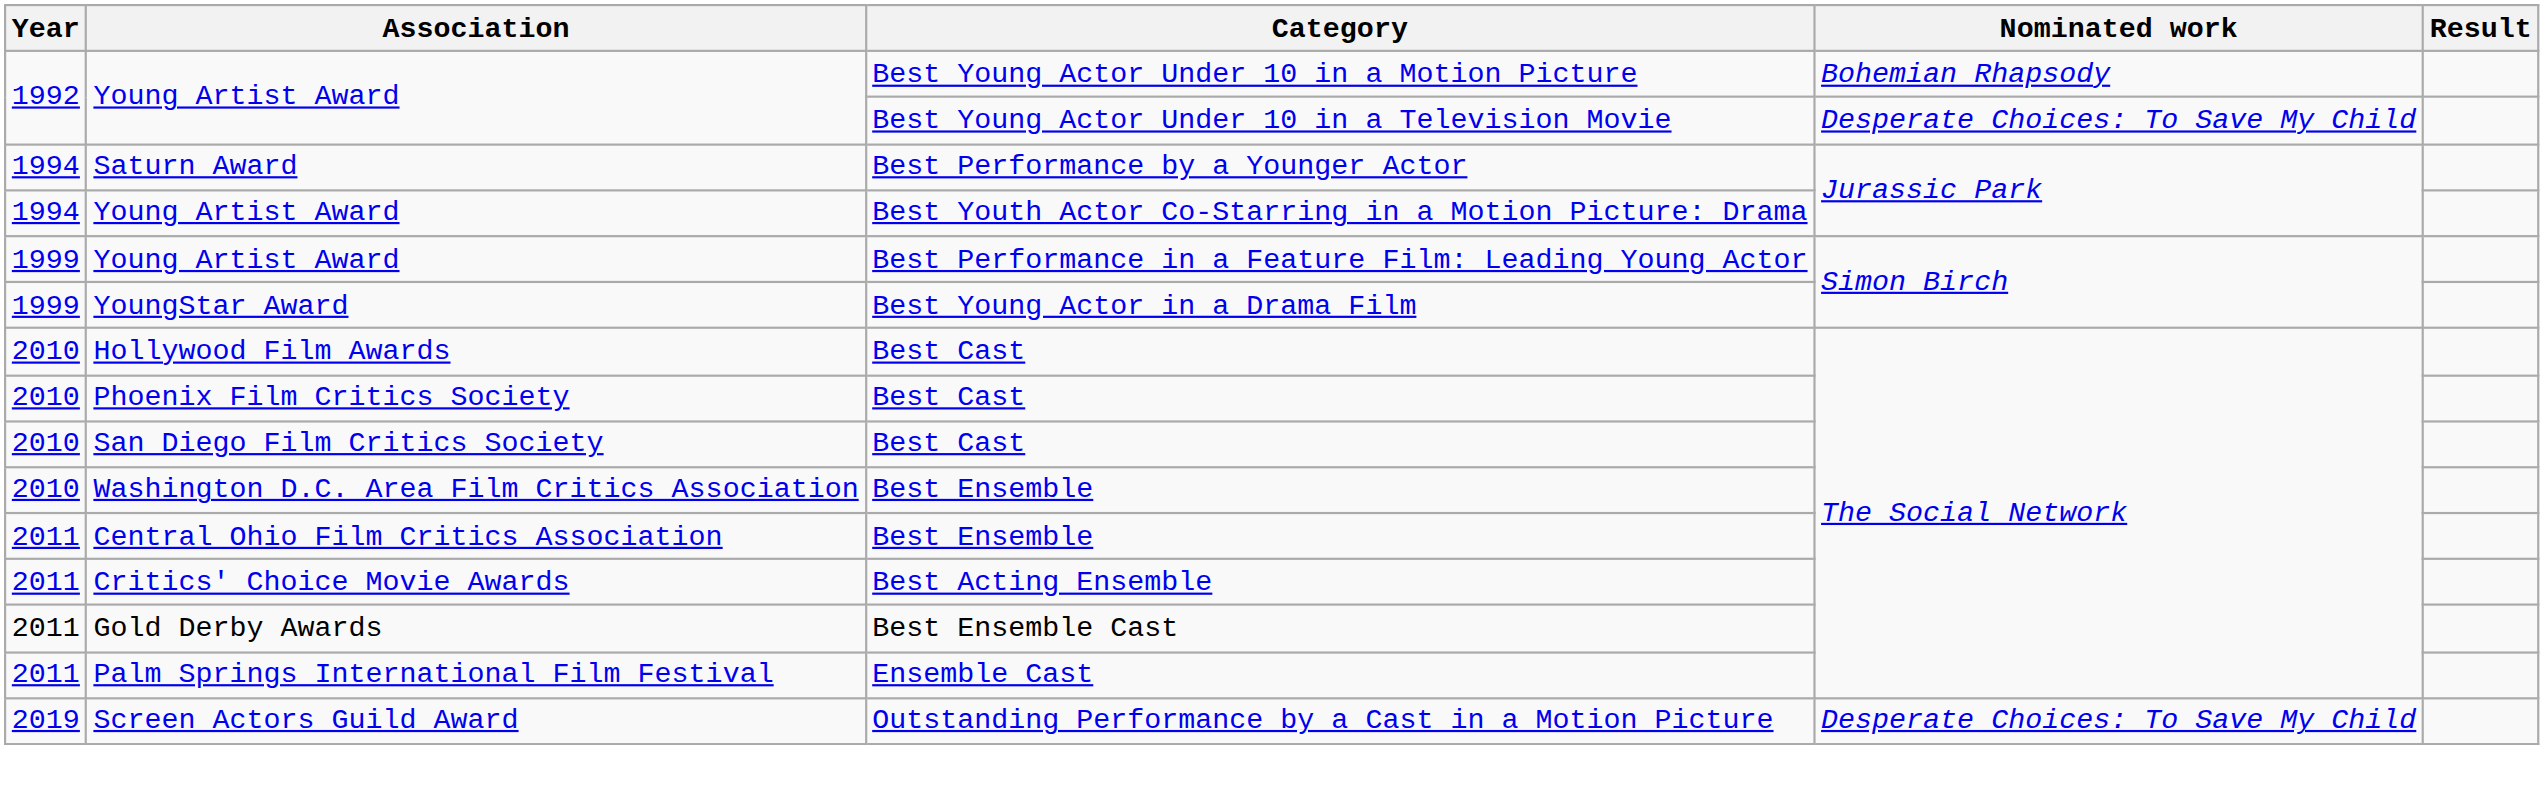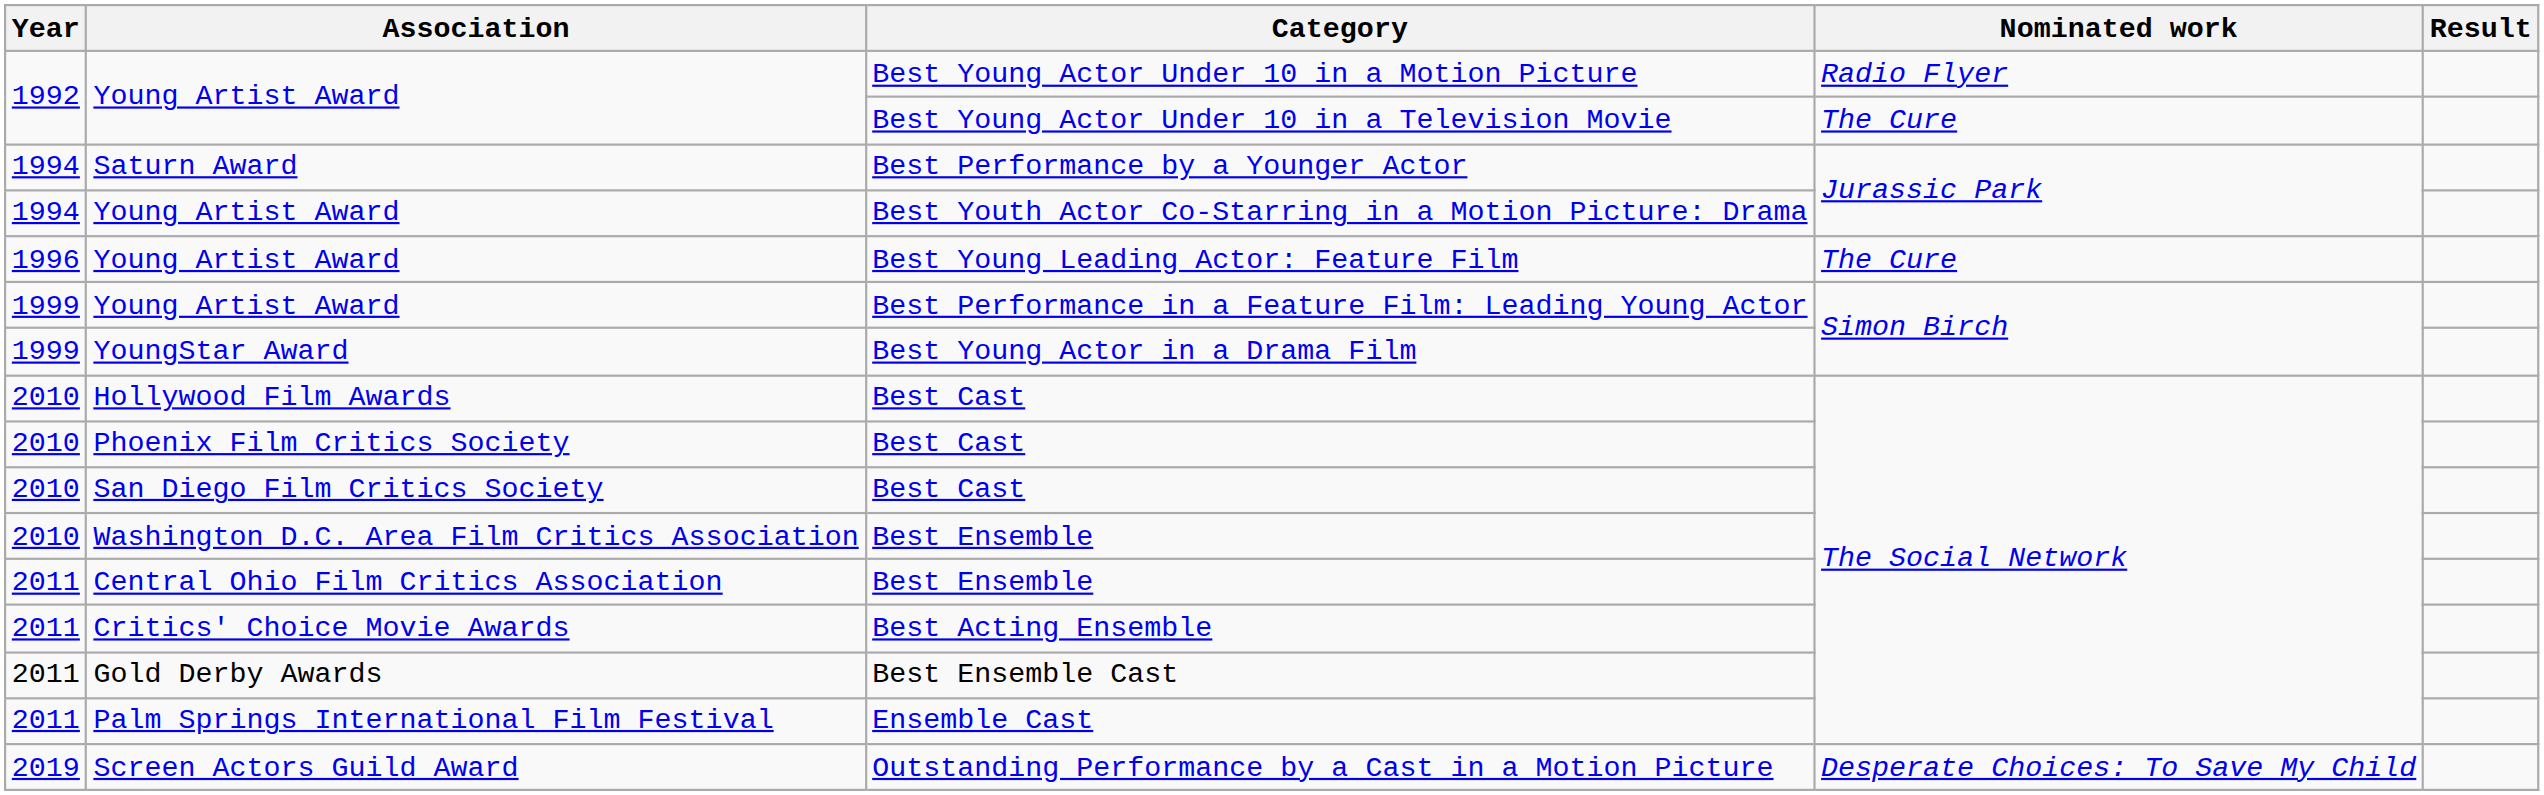(1966, 74) Bohemian Rhapsody -> (1915, 74) Radio Flyer
(2119, 121) Desperate Choices: To Save My Child -> (1889, 121) The Cure
+ row: (246, 259)
